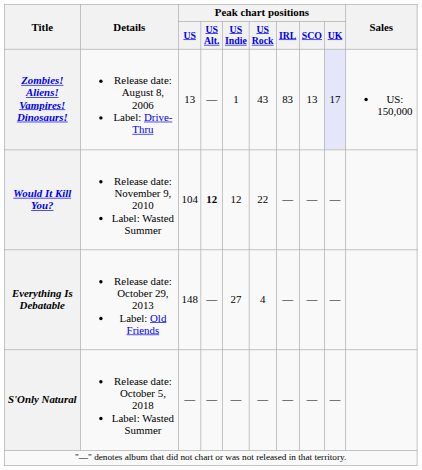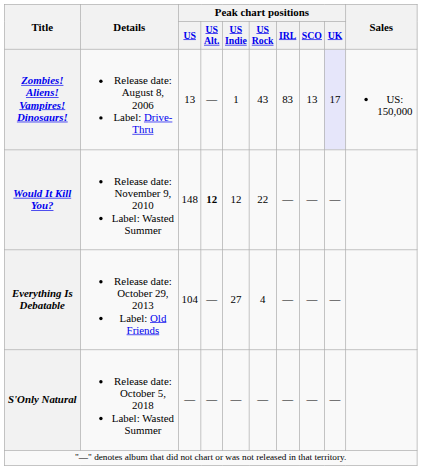(190, 199) 104 -> (190, 199) 148
(190, 300) 148 -> (190, 300) 104
